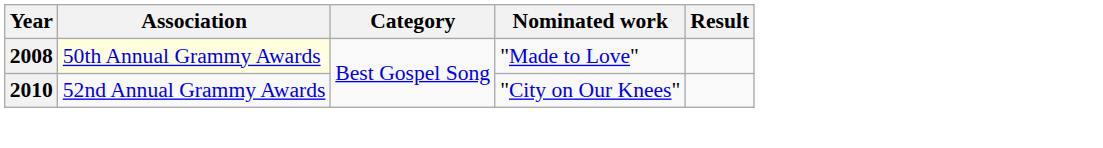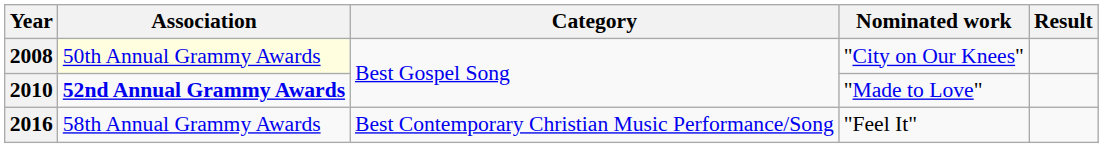(570, 55) "Made to Love" -> (934, 55) "City on Our Knees"
(194, 90) normal -> (204, 90) bold
(590, 90) "City on Our Knees" -> (913, 90) "Made to Love"
+ row: (31, 124)
